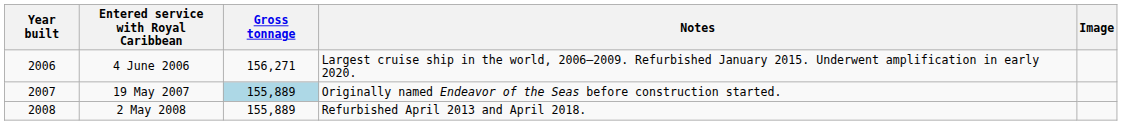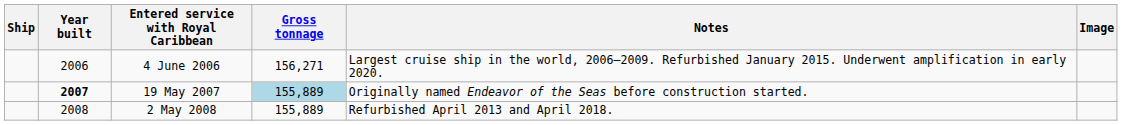+ column: (21, 27)
(42, 92) normal -> (75, 92) bold
